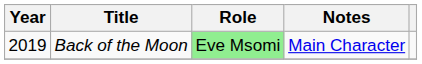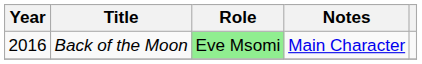(28, 45) 2019 -> (28, 45) 2016
